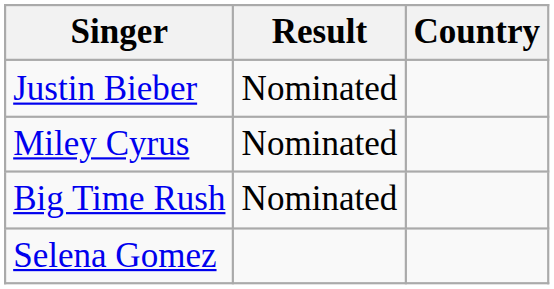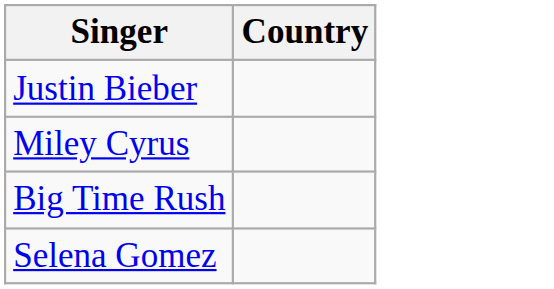- column: (319, 32)
